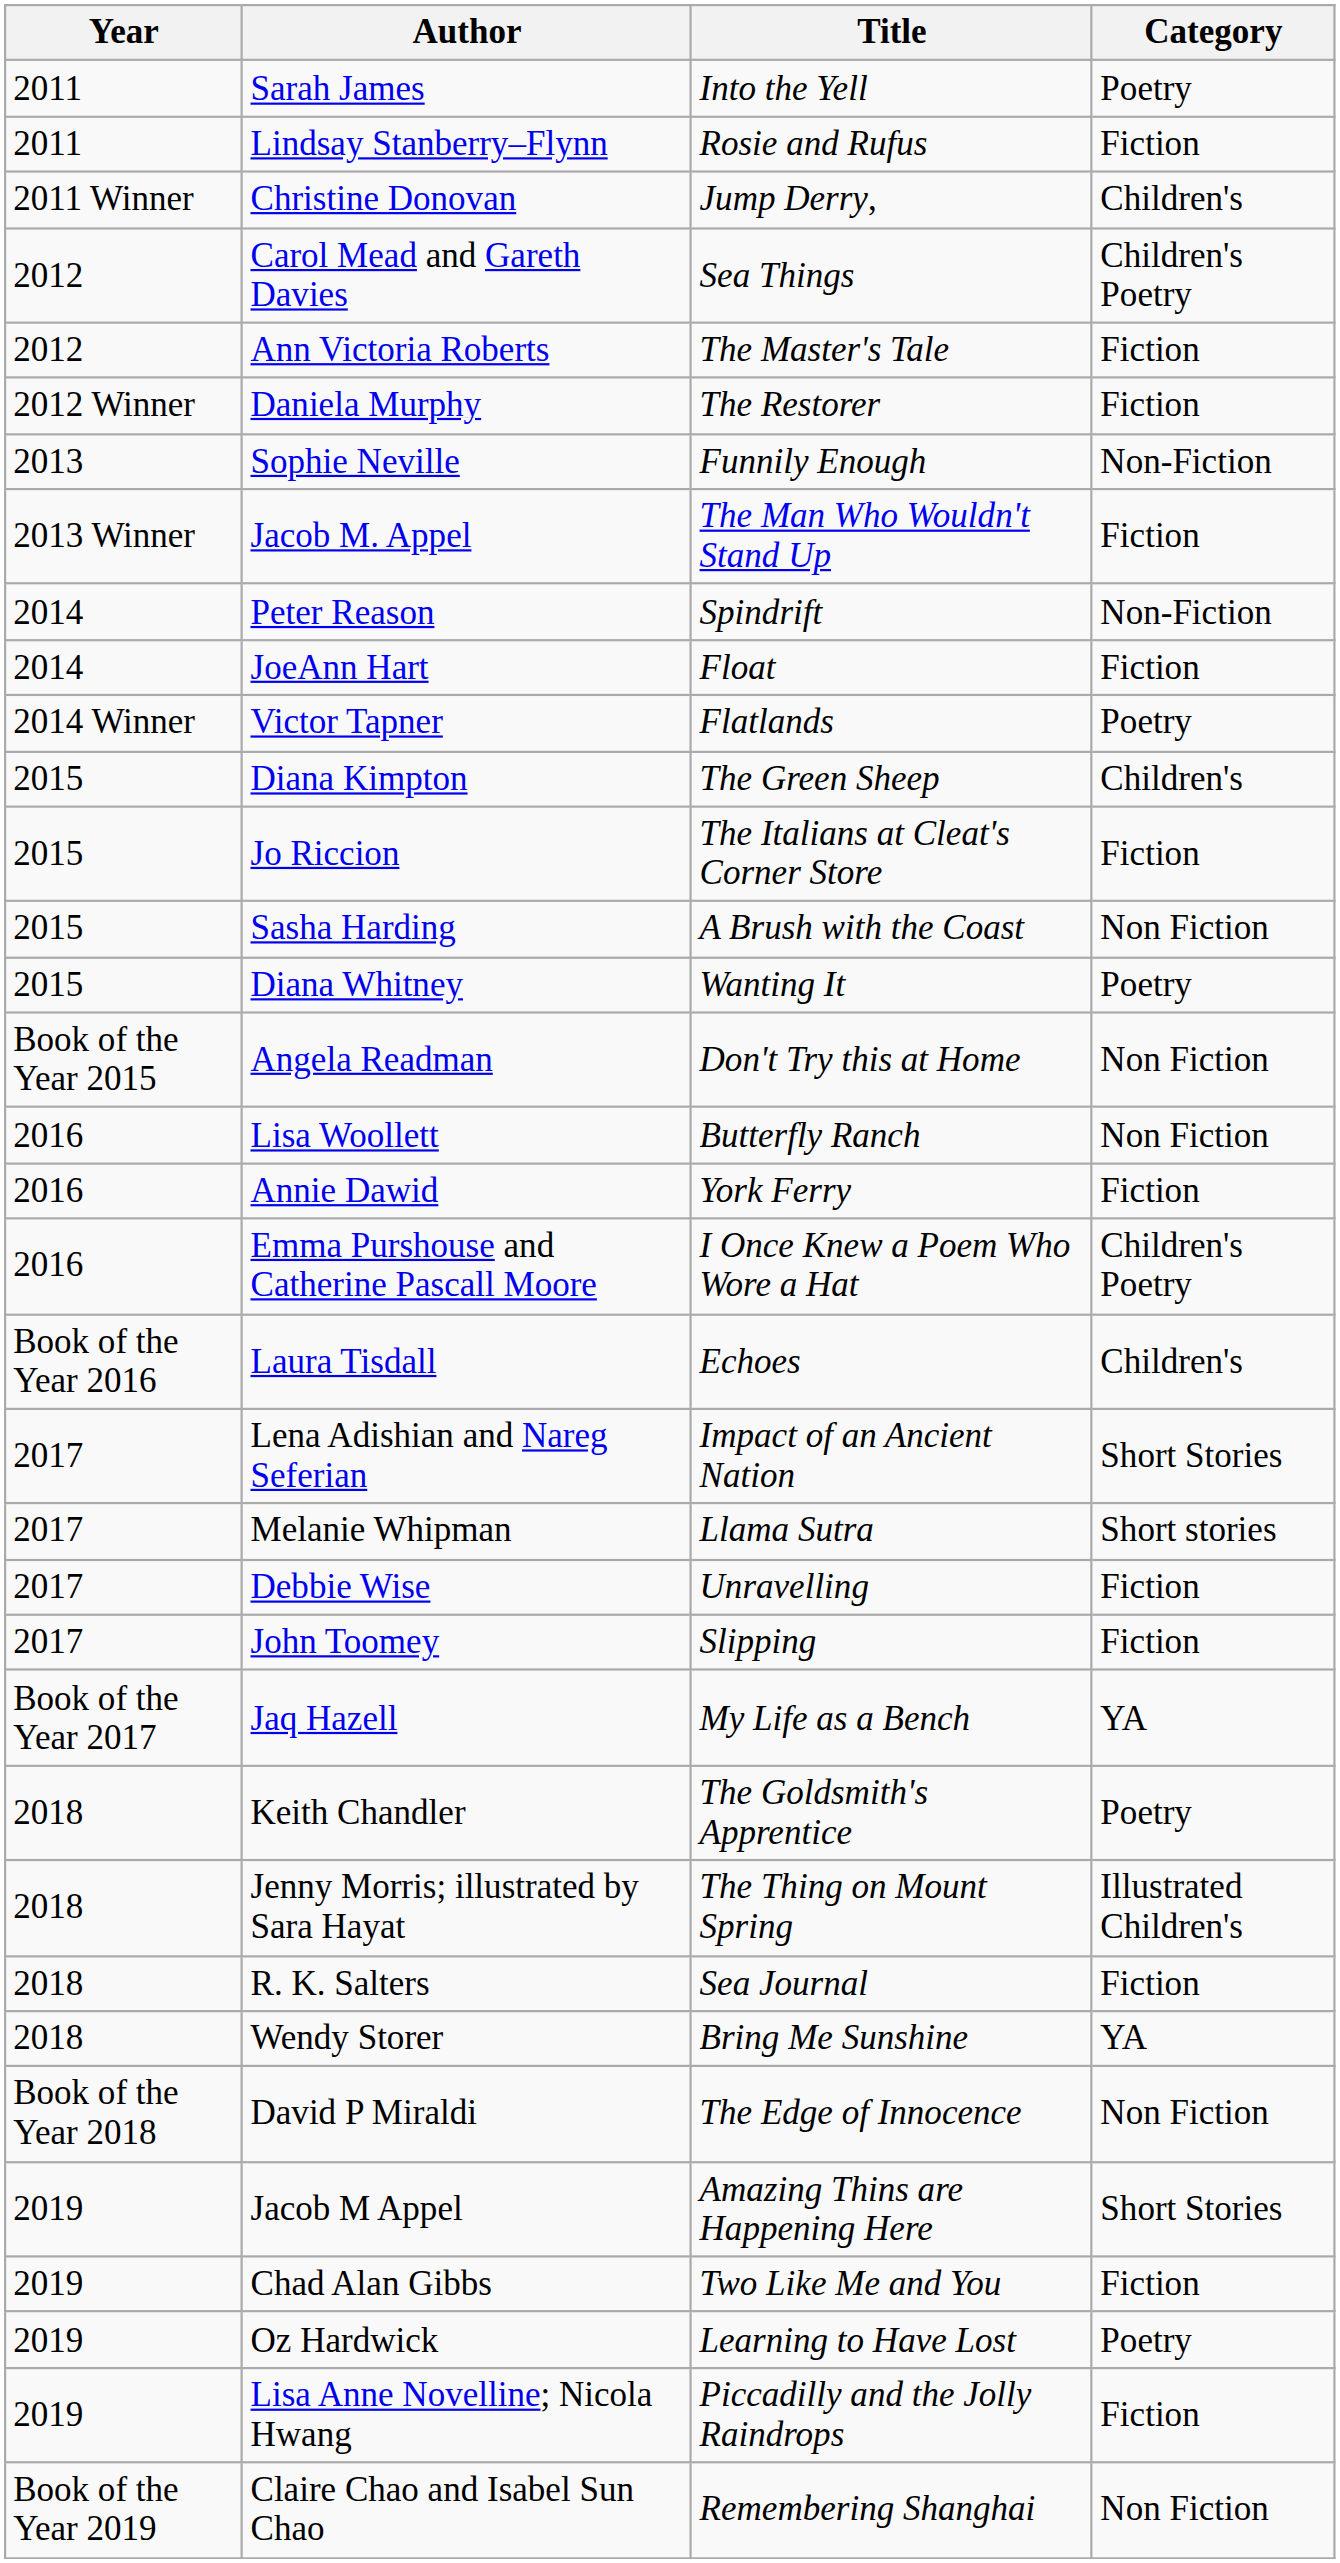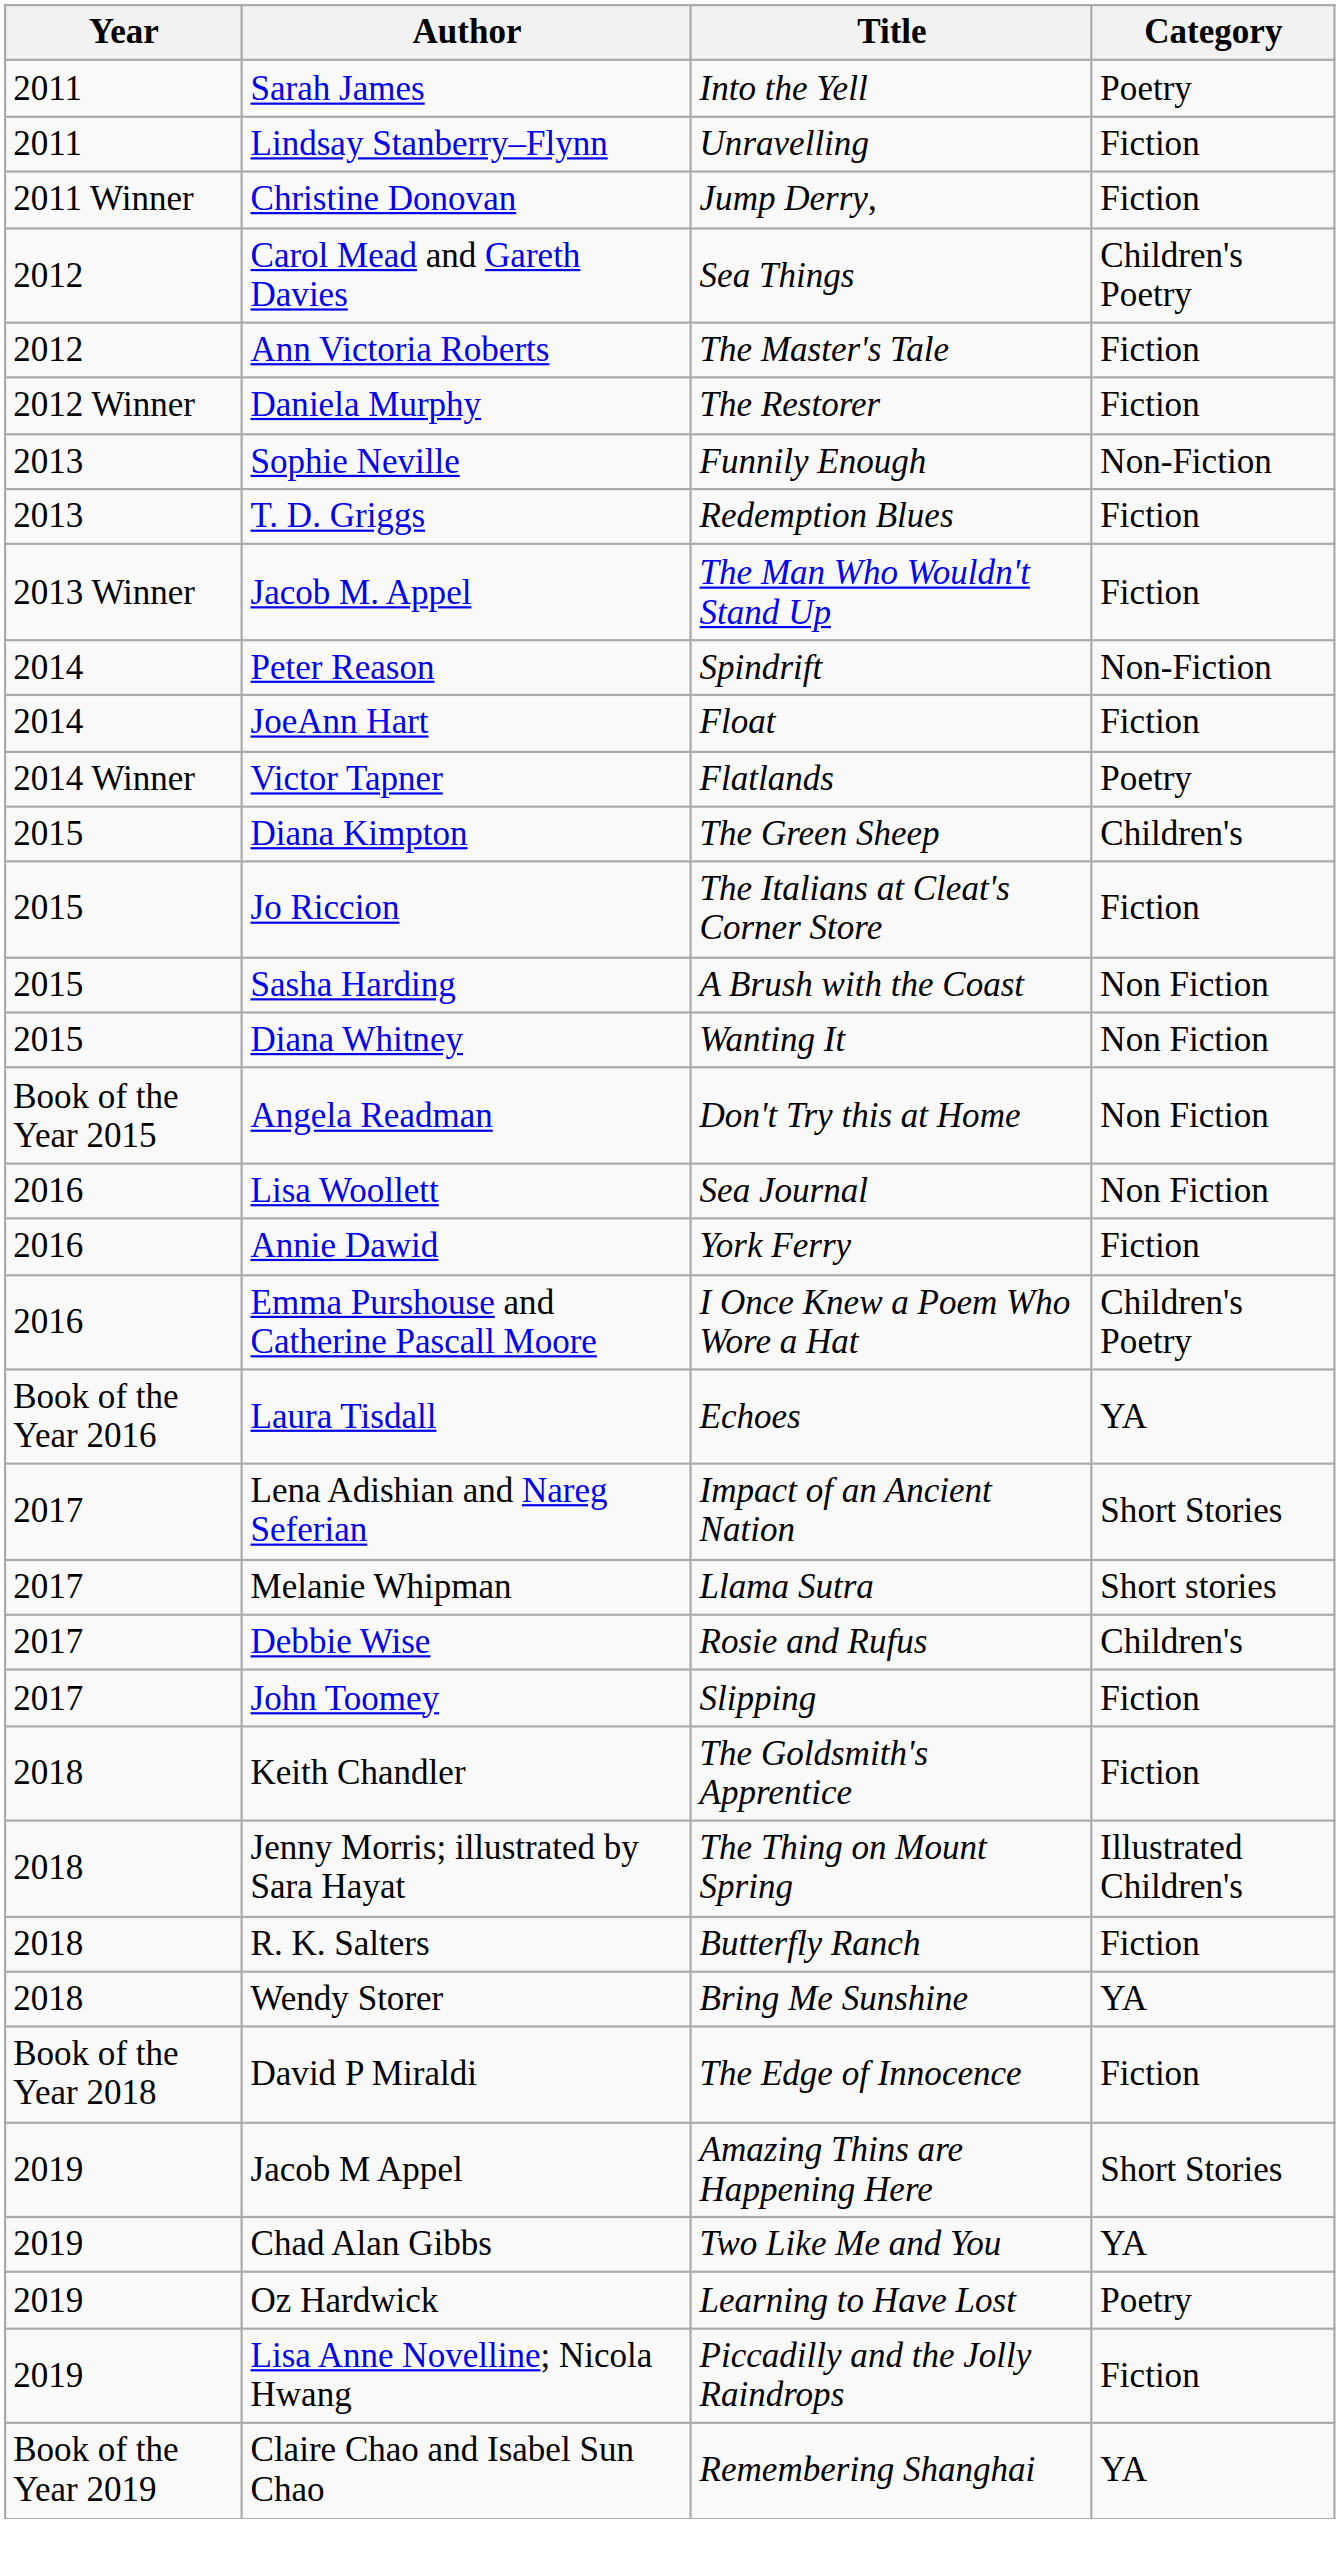(813, 143) Rosie and Rufus -> (784, 143) Unravelling
(1172, 198) Children's -> (1150, 198) Fiction
+ row: (338, 516)
(1146, 984) Poetry -> (1185, 1039) Non Fiction
(810, 1134) Butterfly Ranch -> (784, 1190) Sea Journal
(1172, 1360) Children's -> (1124, 1416) YA
(784, 1586) Unravelling -> (813, 1641) Rosie and Rufus
(1150, 1586) Fiction -> (1172, 1641) Children's
- row: (324, 1717)
(1146, 1812) Poetry -> (1150, 1772) Fiction
(784, 1982) Sea Journal -> (810, 1943) Butterfly Ranch
(1185, 2113) Non Fiction -> (1150, 2073) Fiction
(1150, 2283) Fiction -> (1124, 2244) YA
(1185, 2509) Non Fiction -> (1124, 2470) YA
